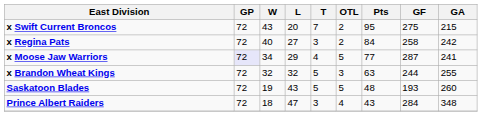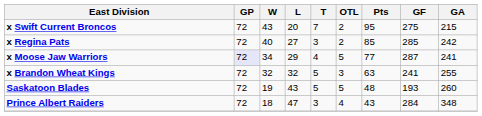(369, 42) 84 -> (369, 42) 85
(410, 42) 258 -> (410, 42) 285
(410, 73) 244 -> (410, 73) 241
